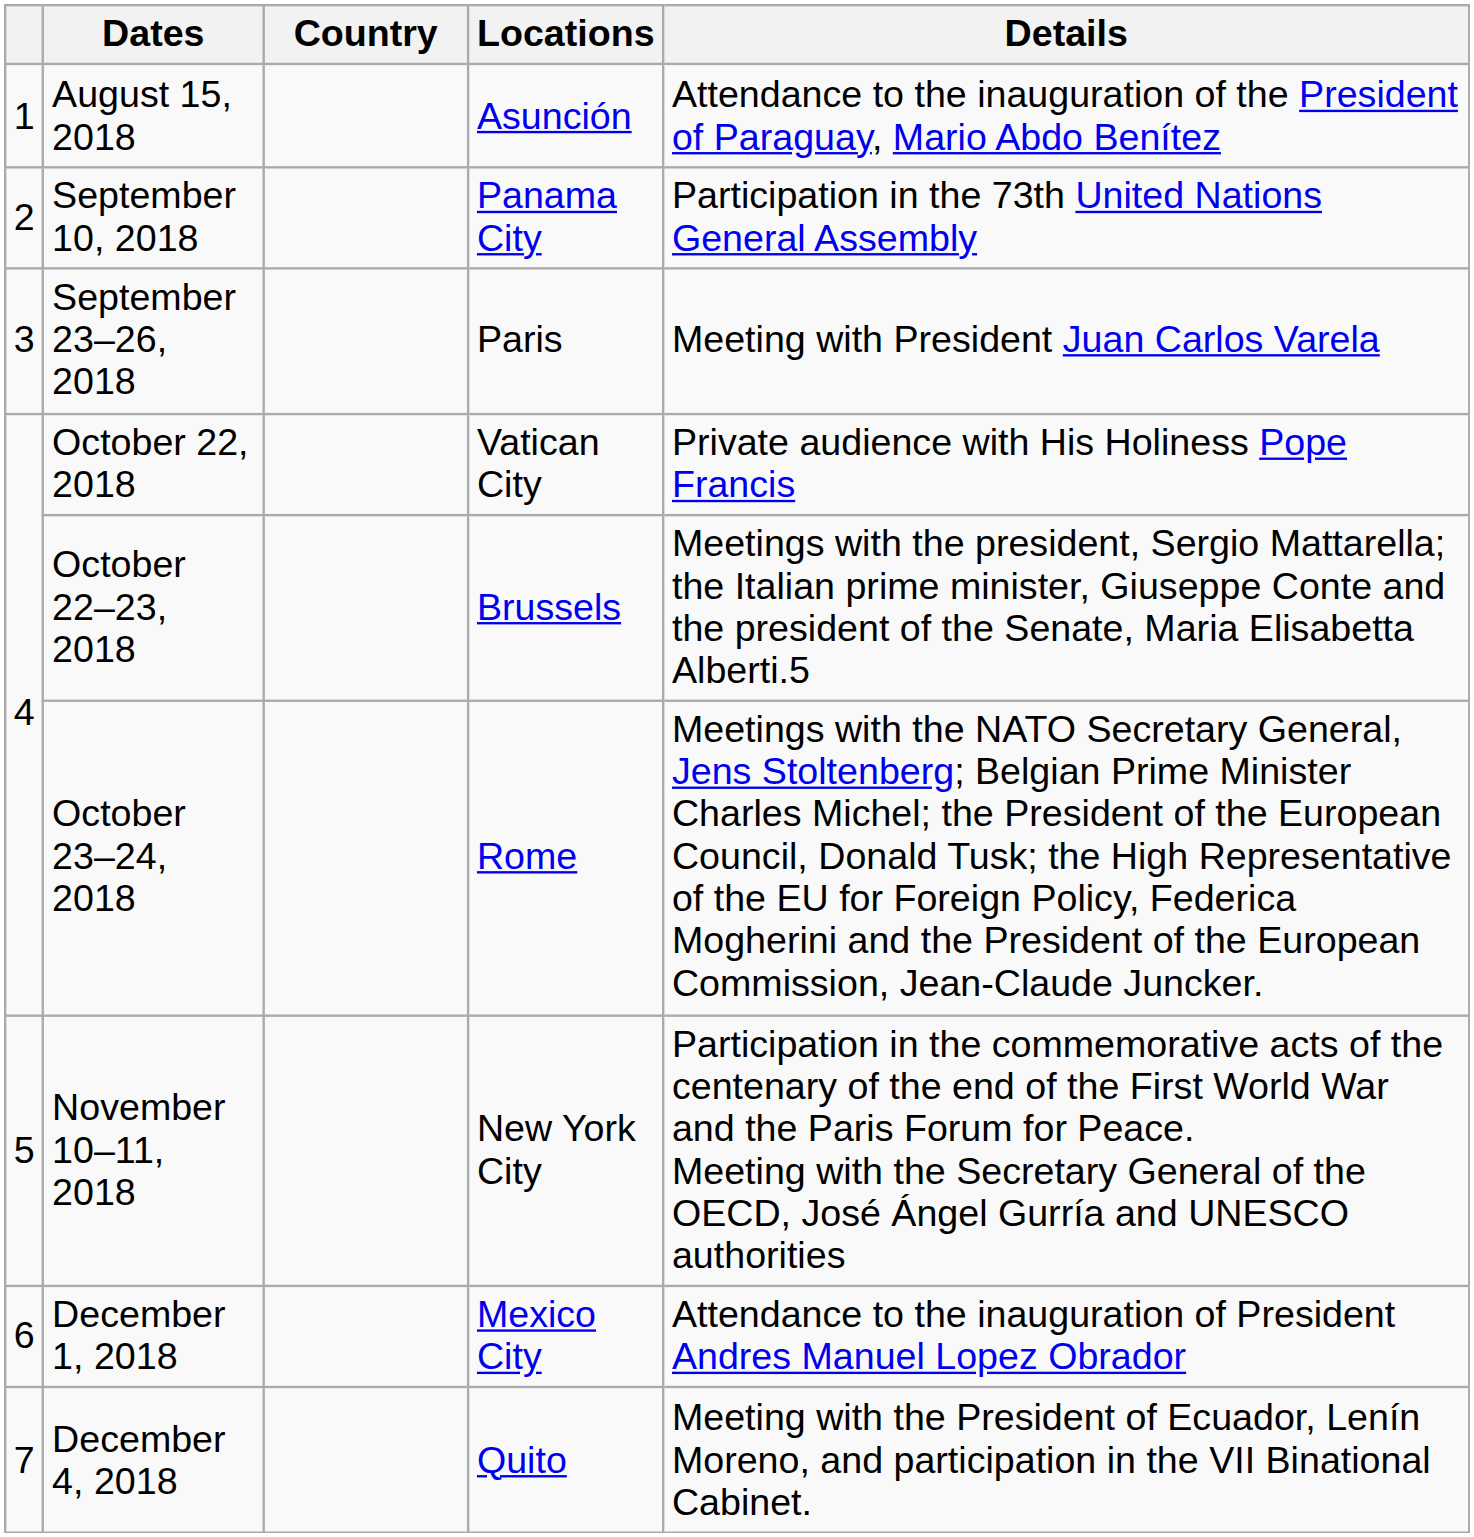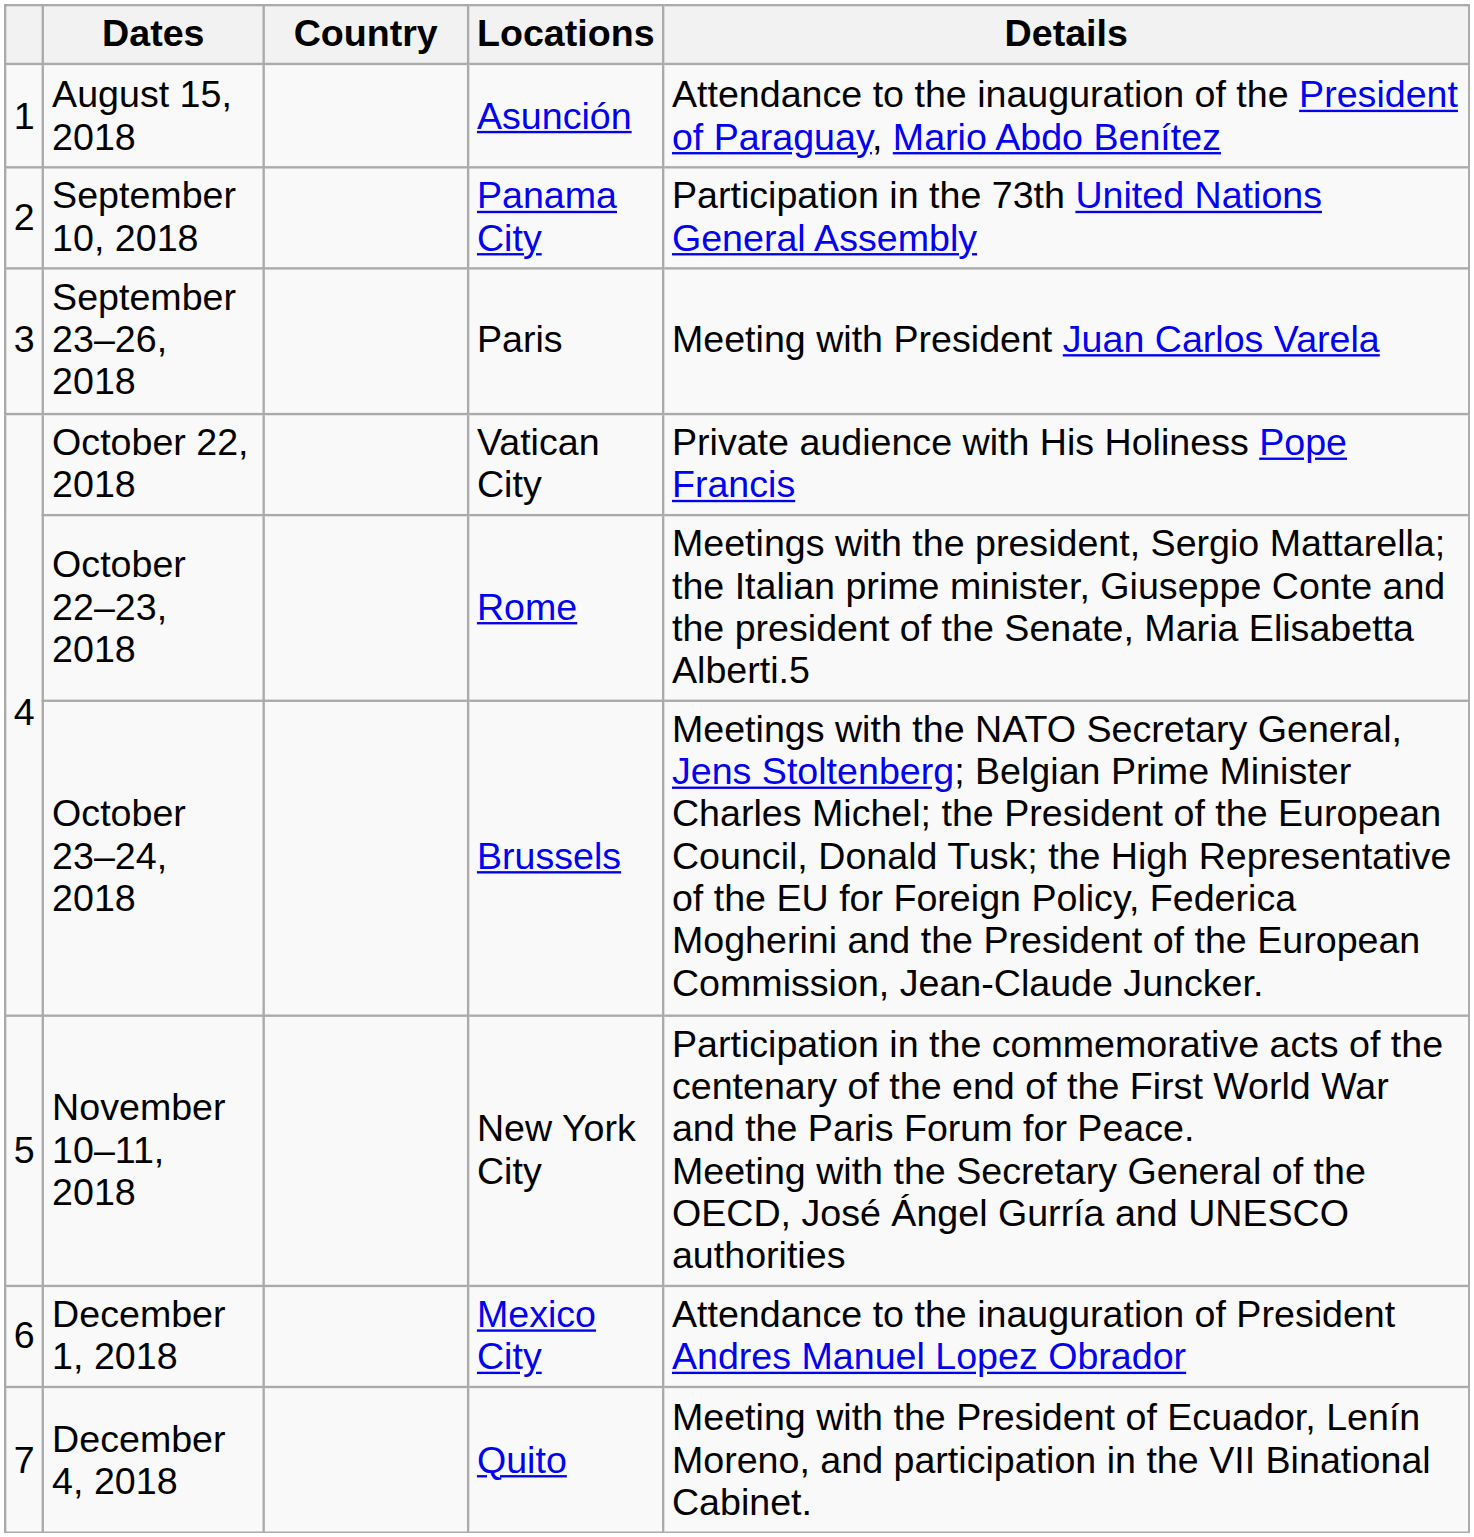(549, 607) Brussels -> (527, 607) Rome
(527, 857) Rome -> (549, 857) Brussels
